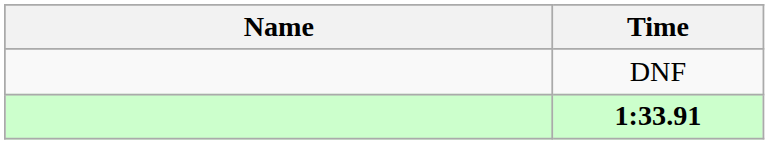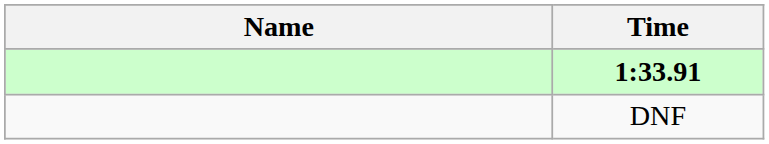rows swapped: (658, 116) <-> (658, 71)
